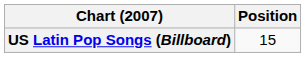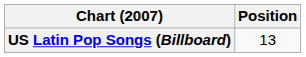(268, 40) 15 -> (268, 40) 13
